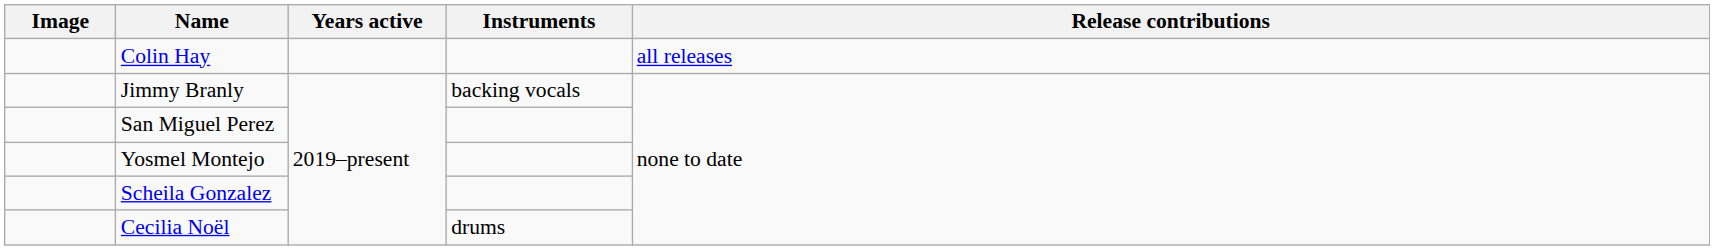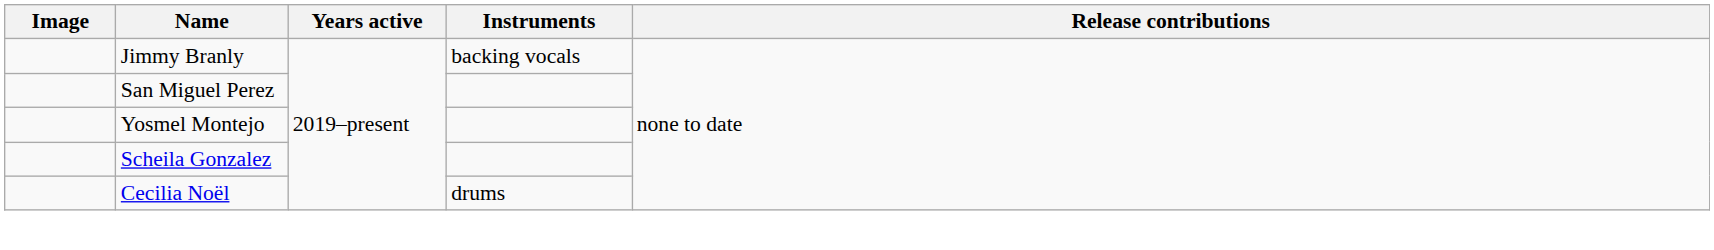- row: (166, 55)
